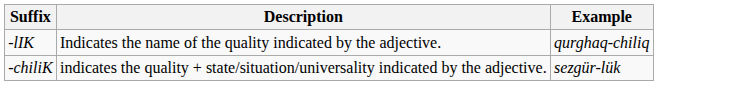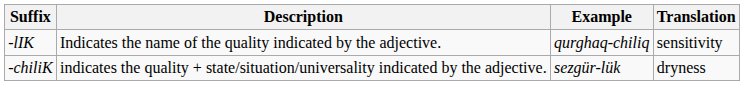+ column: (696, 17)
